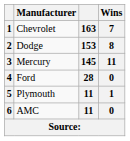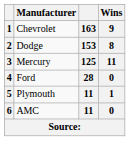(112, 28) 7 -> (112, 28) 9
(88, 61) 145 -> (88, 61) 125
